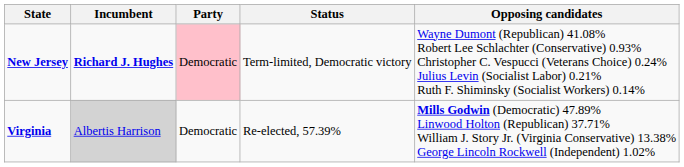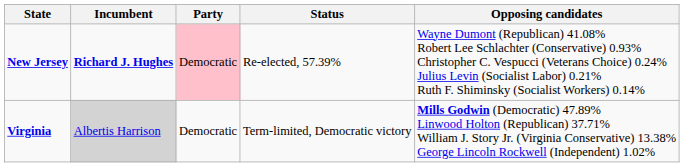(327, 62) Term-limited, Democratic victory -> (292, 62) Re-elected, 57.39%
(292, 131) Re-elected, 57.39% -> (327, 131) Term-limited, Democratic victory
